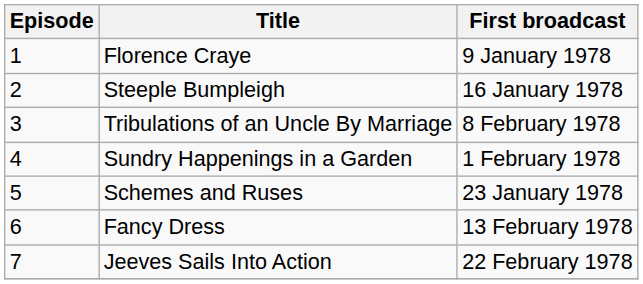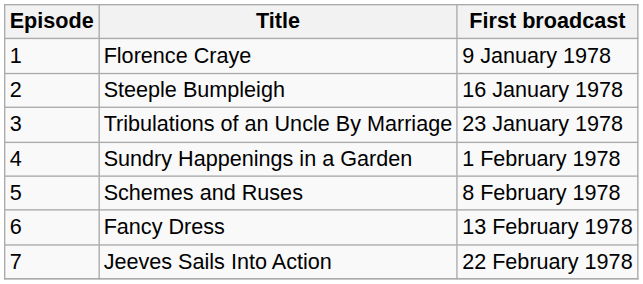(541, 124) 8 February 1978 -> (543, 124) 23 January 1978
(543, 192) 23 January 1978 -> (541, 192) 8 February 1978
